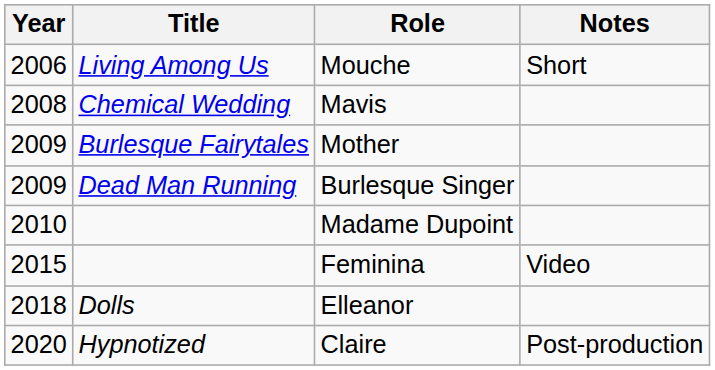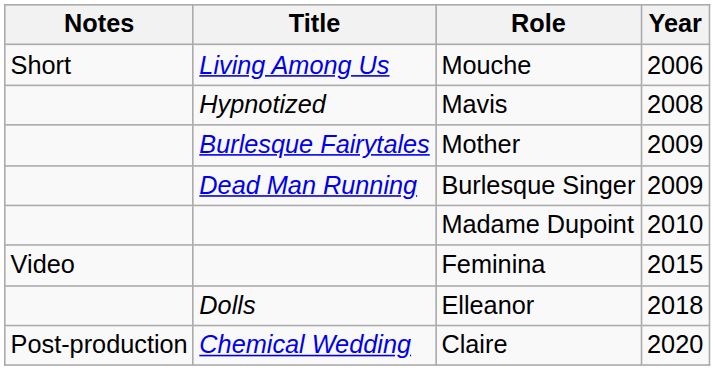columns swapped: (39, 24) <-> (615, 24)
(184, 104) Chemical Wedding -> (263, 104) Hypnotized
(142, 345) Hypnotized -> (305, 345) Chemical Wedding
